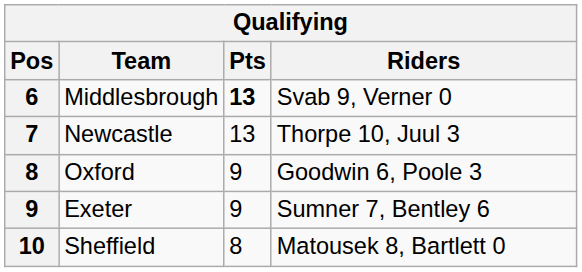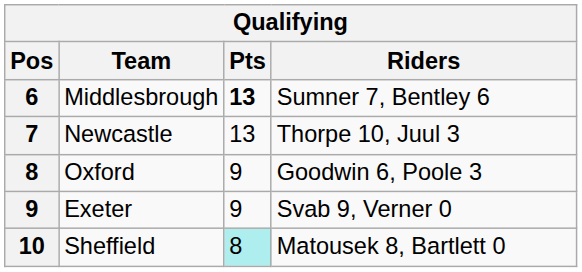(364, 97) Svab 9, Verner 0 -> (383, 97) Sumner 7, Bentley 6
(383, 209) Sumner 7, Bentley 6 -> (364, 209) Svab 9, Verner 0
(236, 246) no background -> (236, 246) paleturquoise background
